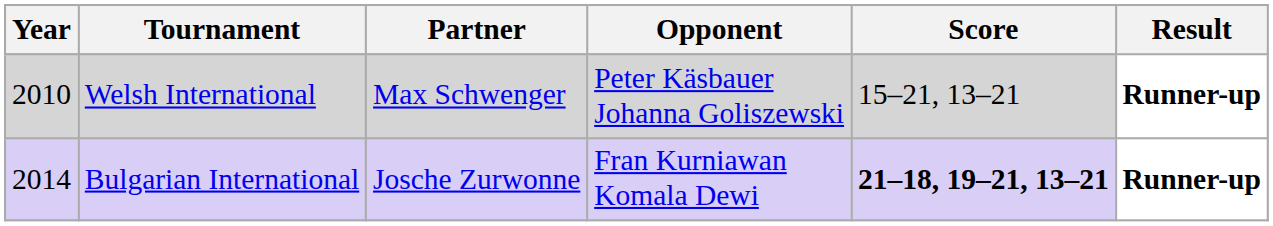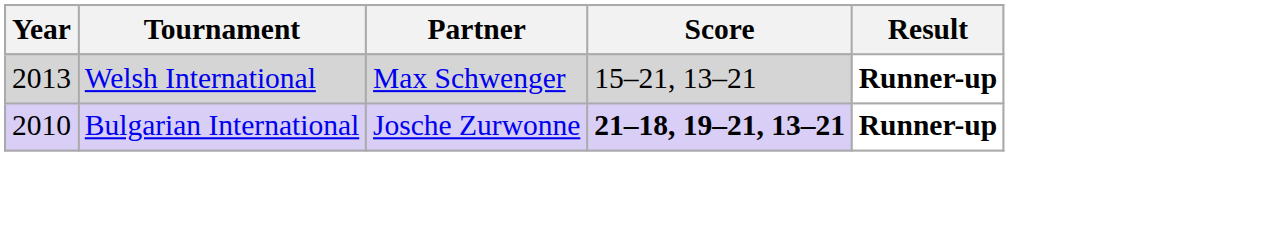- column: (719, 29)
(41, 95) 2010 -> (41, 77) 2013
(41, 178) 2014 -> (41, 126) 2010
